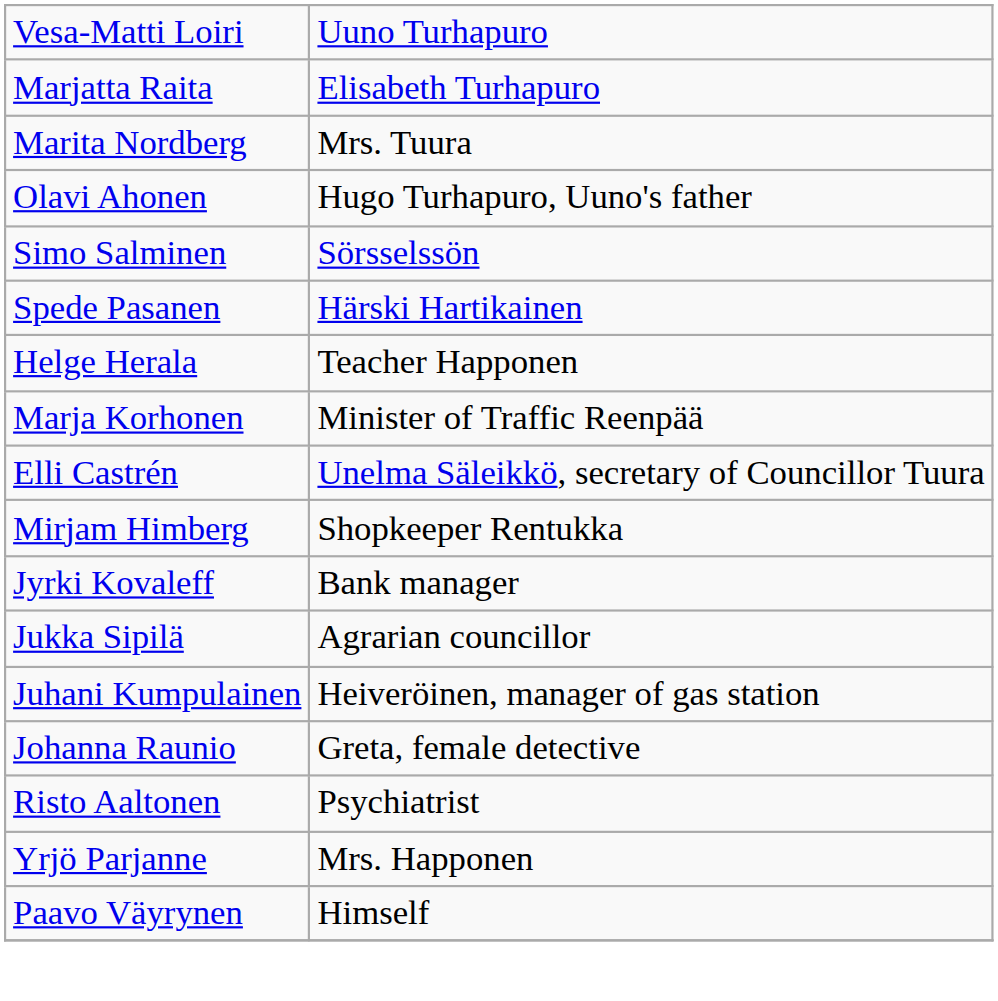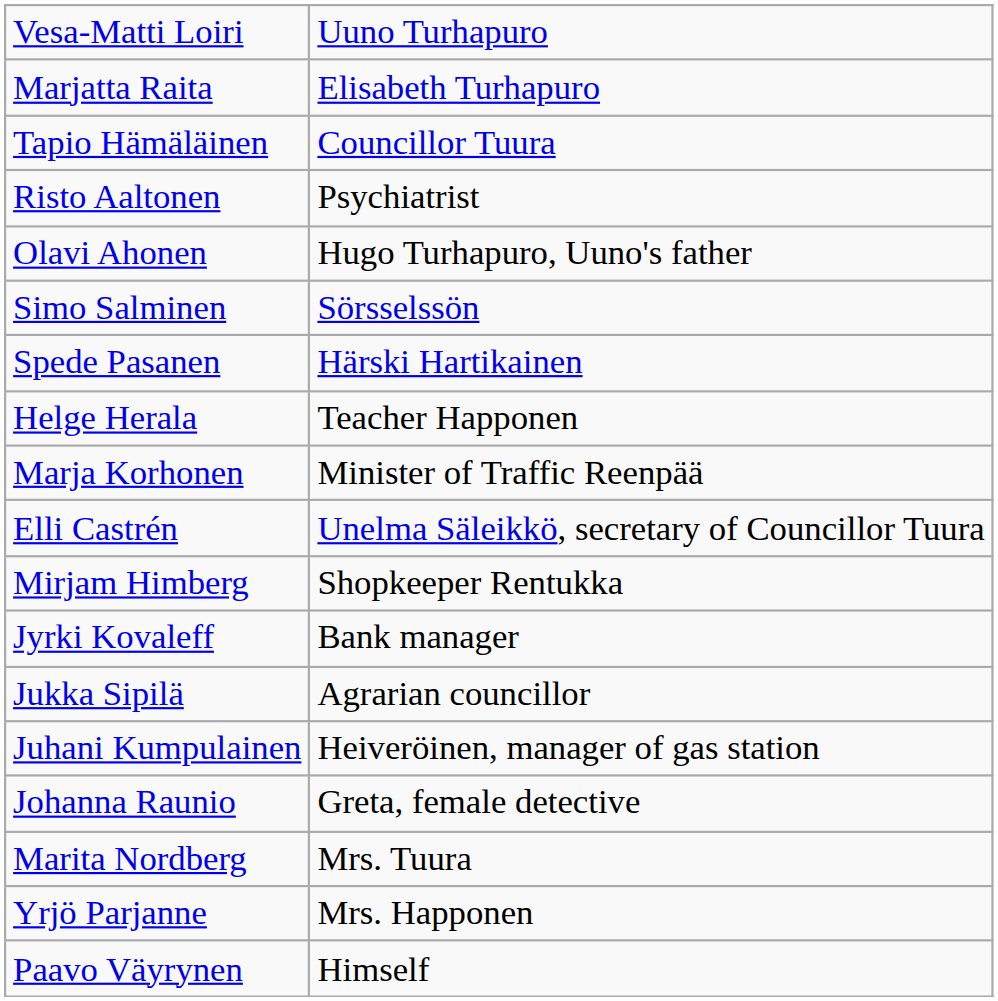+ row: (141, 142)
rows swapped: (130, 142) <-> (117, 802)
